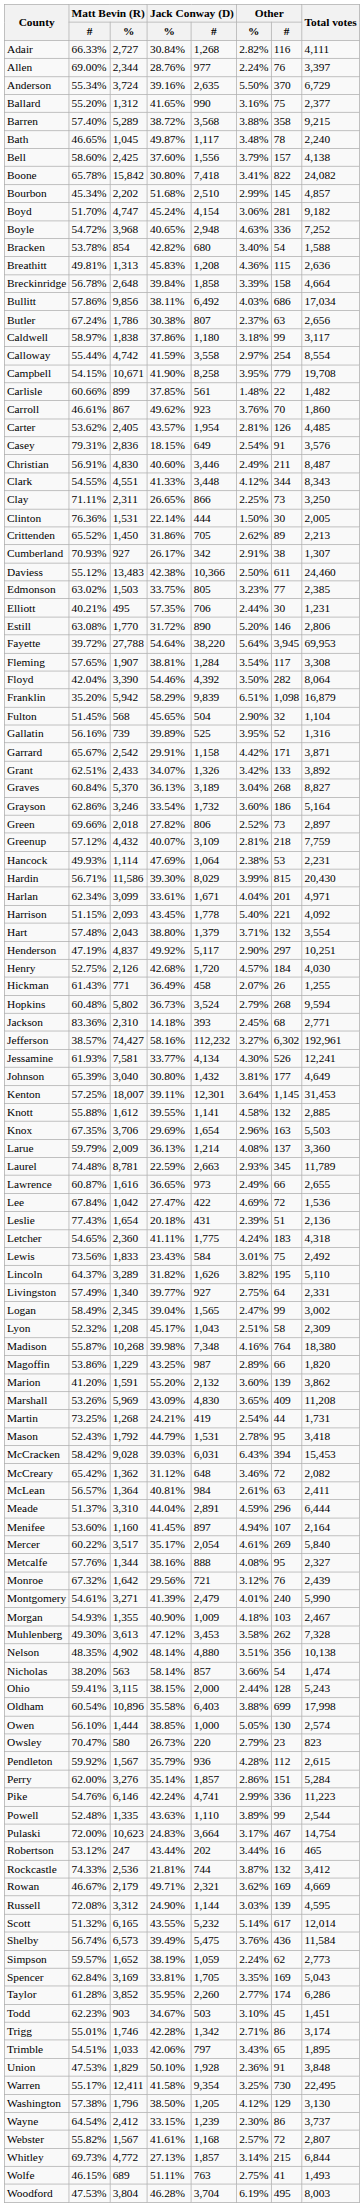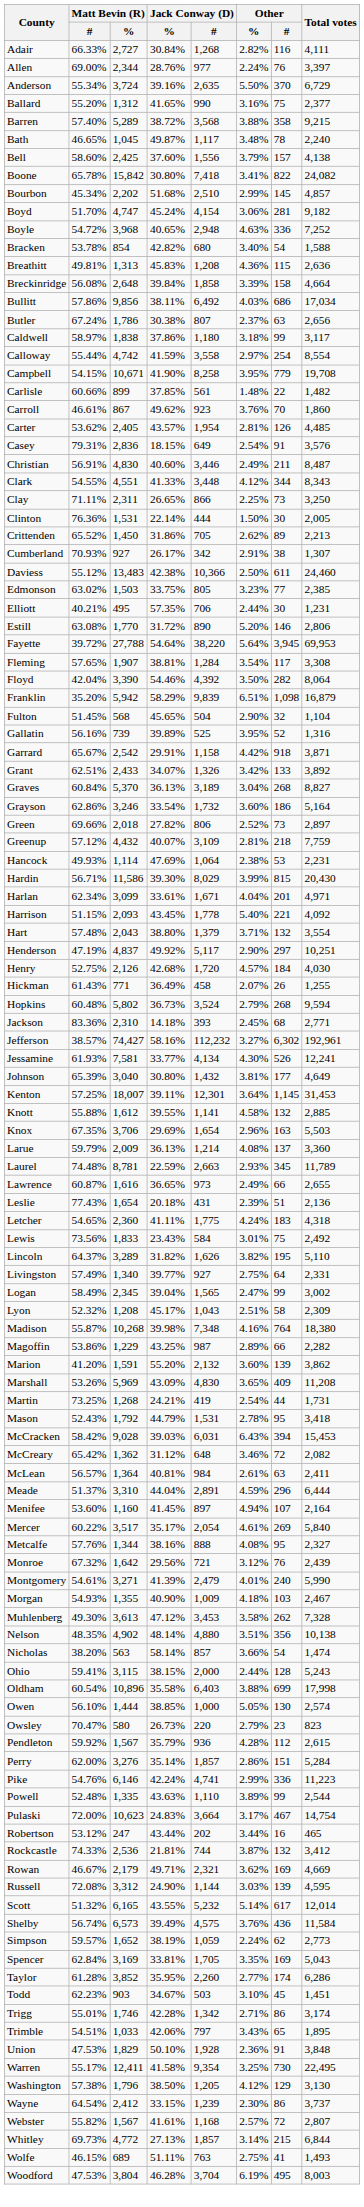(89, 283) 56.78% -> (89, 283) 56.08%
(282, 752) 171 -> (282, 752) 918
- row: (15, 1202)
(317, 1364) 1,820 -> (317, 1346) 2,282
(207, 1941) 5,475 -> (207, 1923) 4,575
